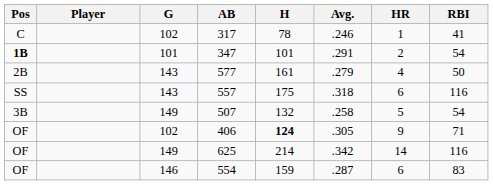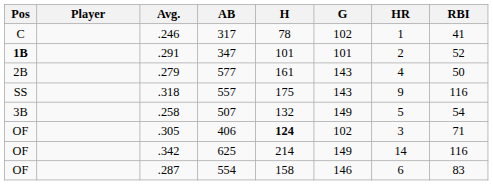columns swapped: (169, 14) <-> (343, 14)
(459, 53) 54 -> (459, 53) 52
(401, 92) 6 -> (401, 92) 9
(401, 131) 9 -> (401, 131) 3
(285, 170) 159 -> (285, 170) 158
